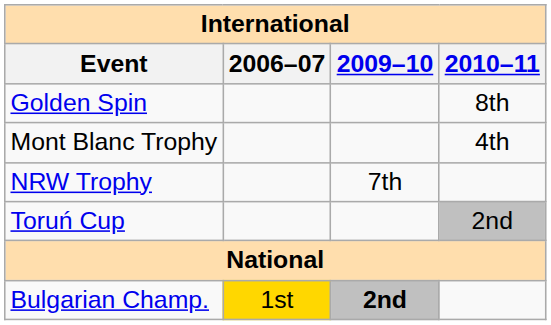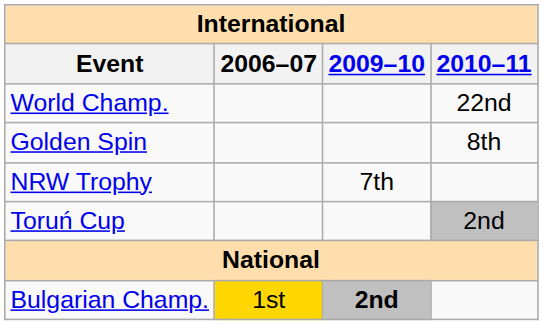+ row: (90, 102)
- row: (114, 142)
